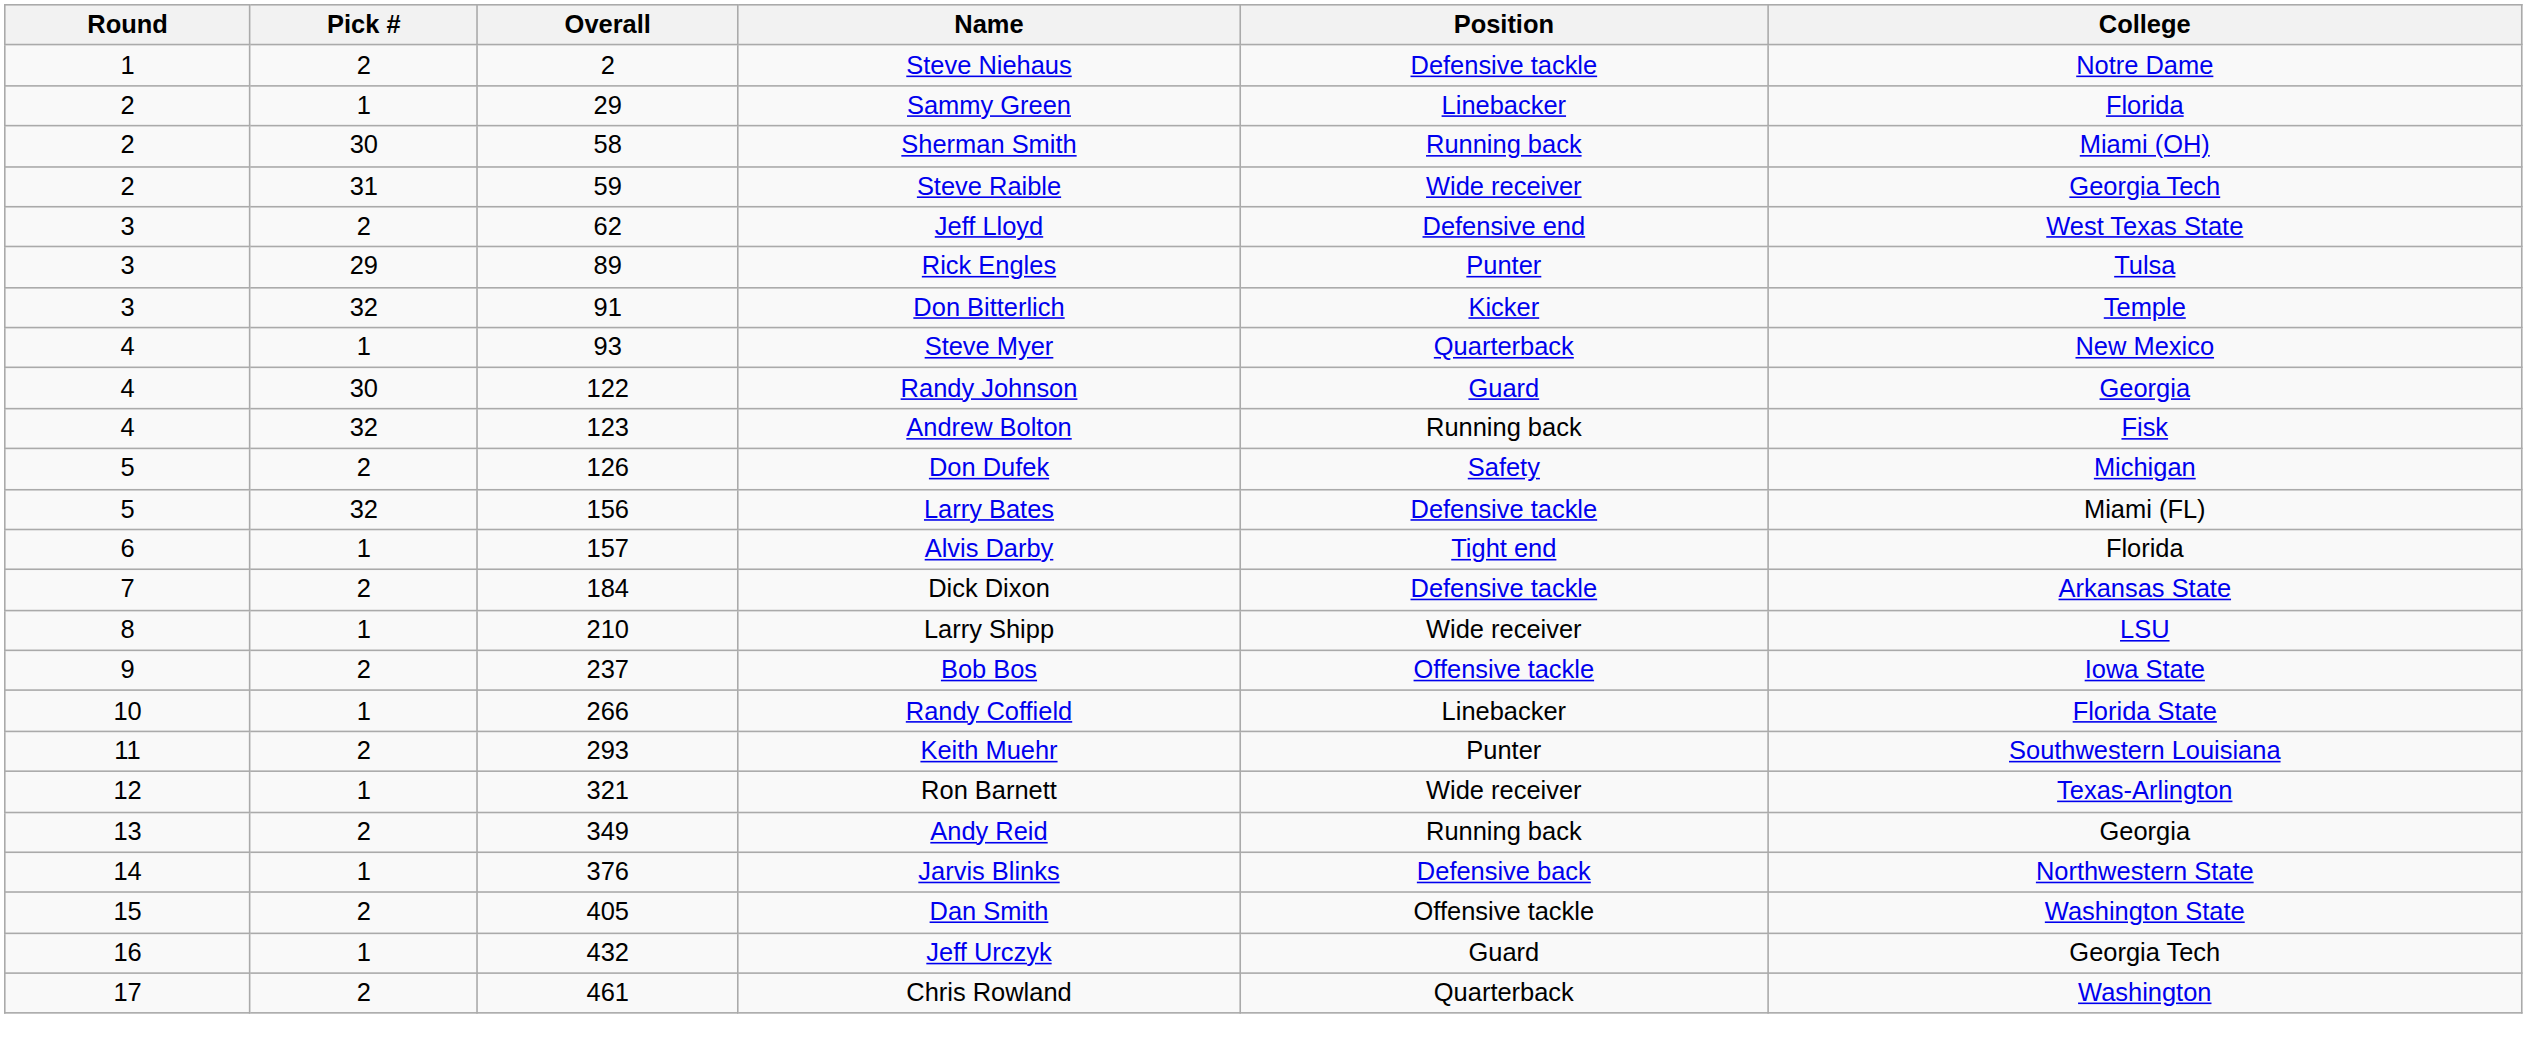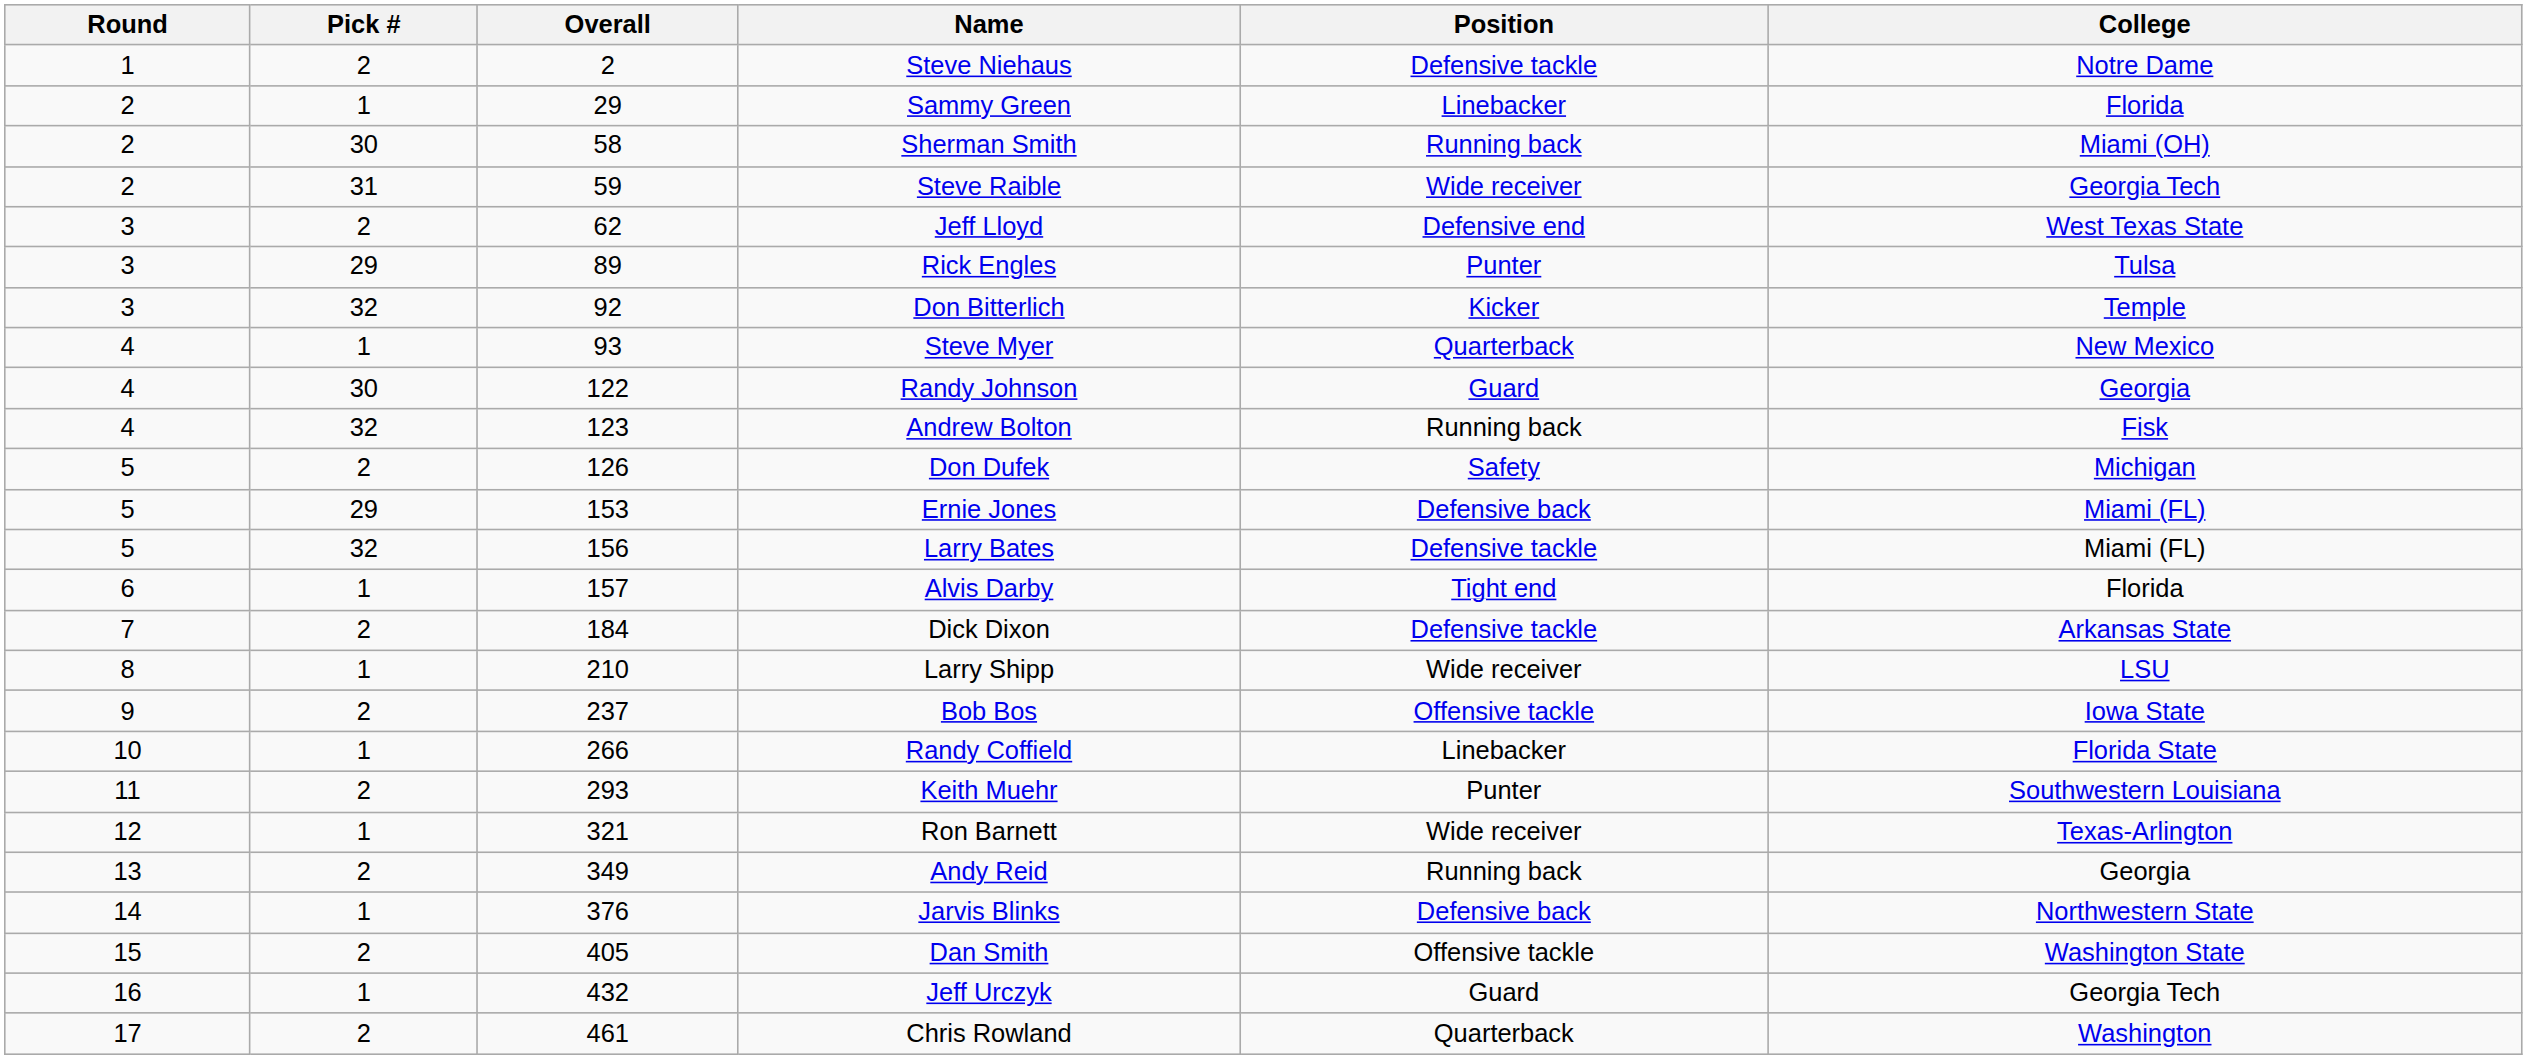(608, 307) 91 -> (608, 307) 92
+ row: (989, 508)
